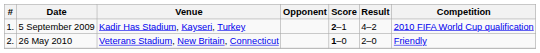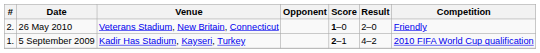rows swapped: (57, 27) <-> (45, 41)
